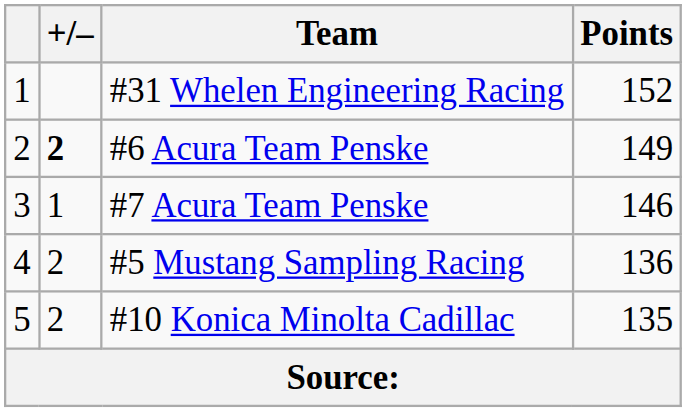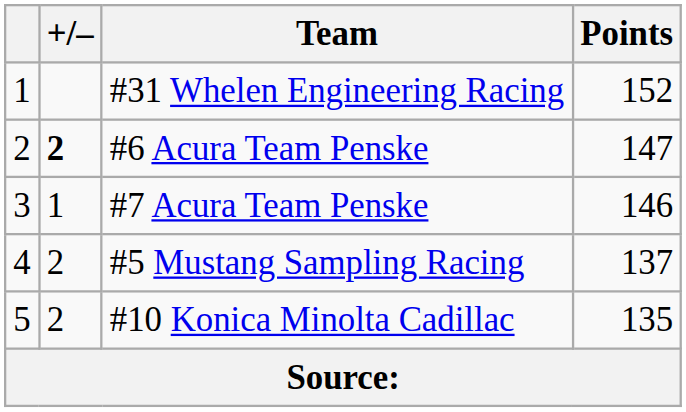(647, 148) 149 -> (647, 148) 147
(647, 262) 136 -> (647, 262) 137
